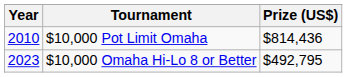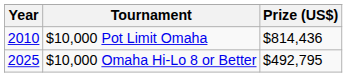(24, 60) 2023 -> (24, 60) 2025
